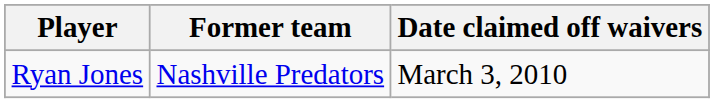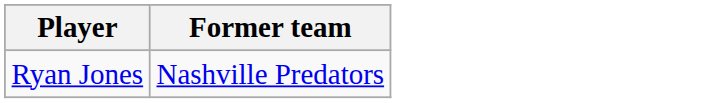- column: (550, 27)
